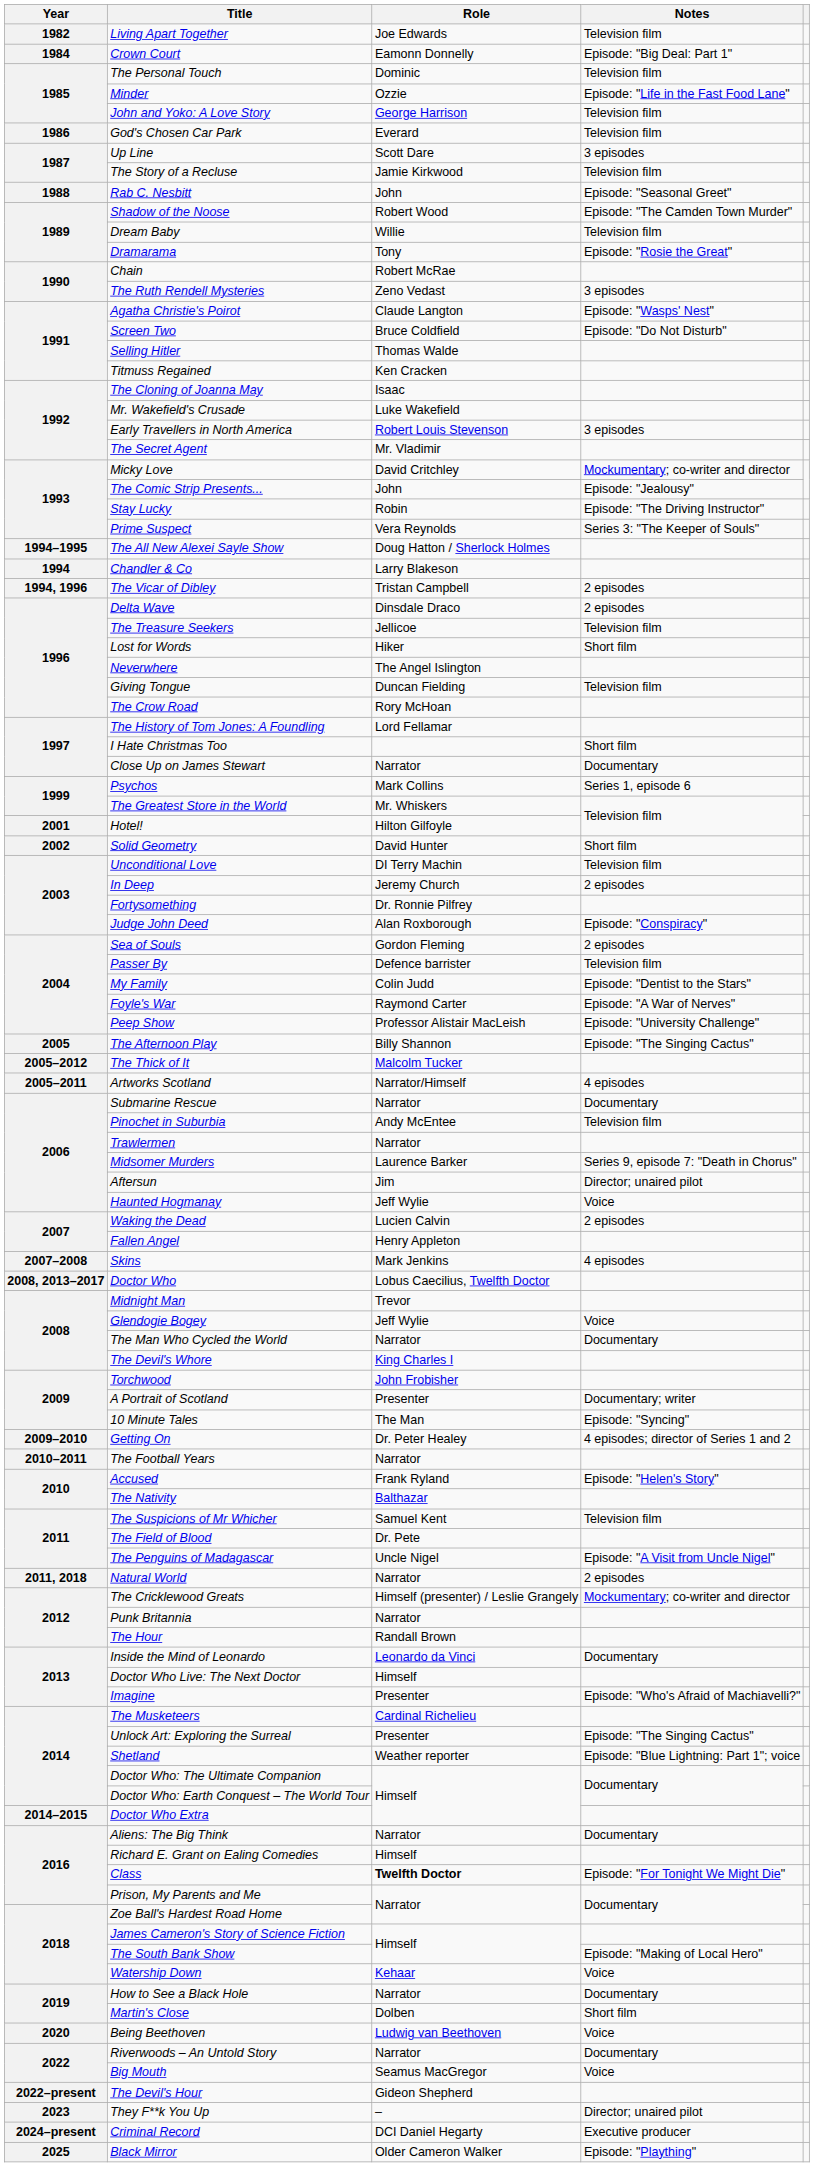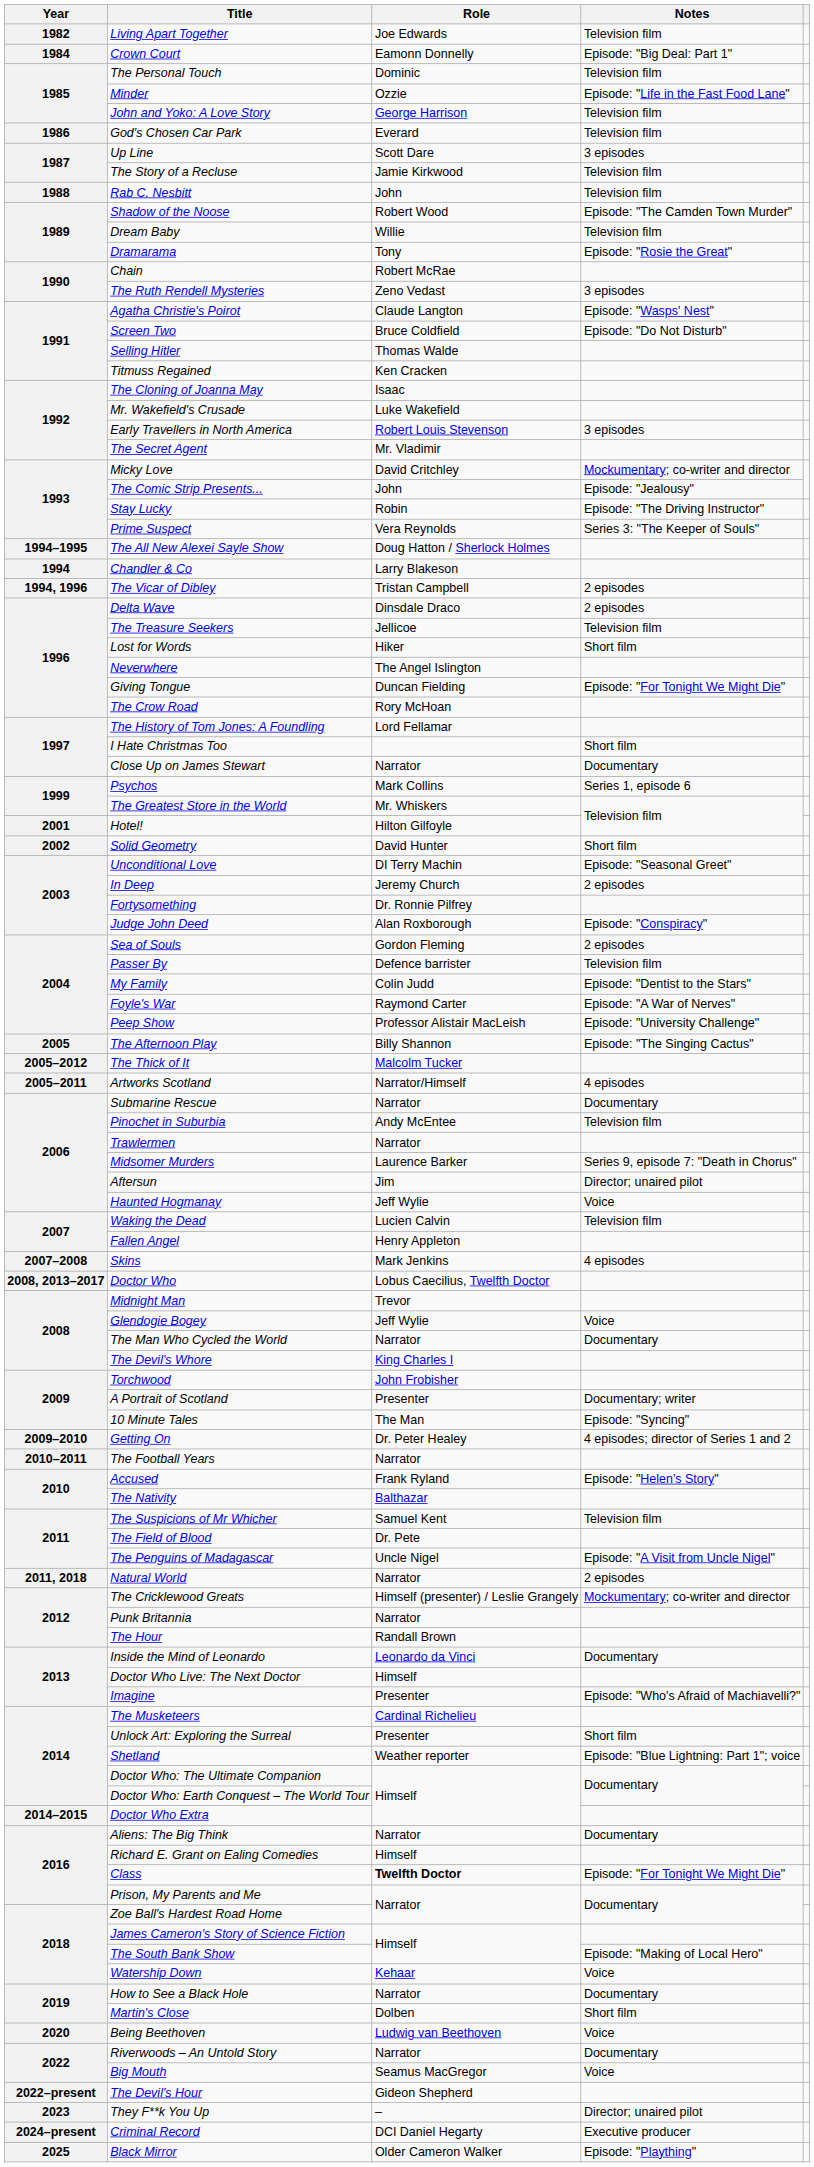(658, 192) Episode: "Seasonal Greet" -> (623, 192) Television film
(623, 687) Television film -> (685, 687) Episode: "For Tonight We Might Die"
(623, 865) Television film -> (658, 865) Episode: "Seasonal Greet"
(614, 1221) 2 episodes -> (623, 1221) Television film
(669, 1736) Episode: "The Singing Cactus" -> (610, 1736) Short film
